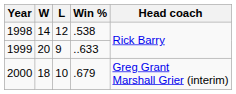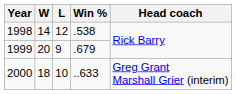(86, 49) ..633 -> (84, 49) .679
(84, 73) .679 -> (86, 73) ..633
